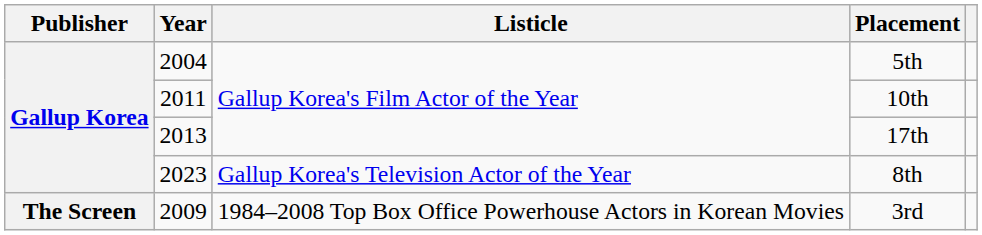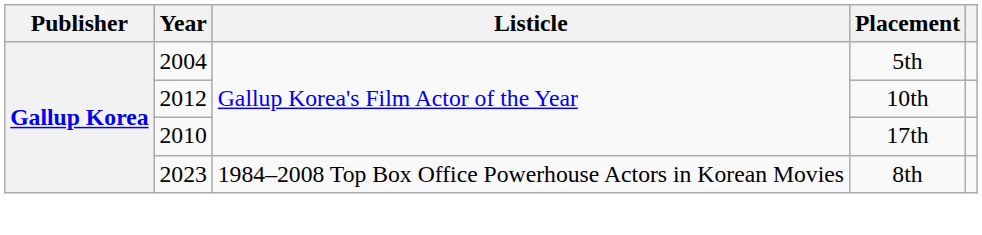(183, 98) 2011 -> (183, 98) 2012
(183, 135) 2013 -> (183, 135) 2010
(424, 173) Gallup Korea's Television Actor of the Year -> (531, 173) 1984–2008 Top Box Office Powerhouse Actors in Korean Movies
- row: (908, 211)
